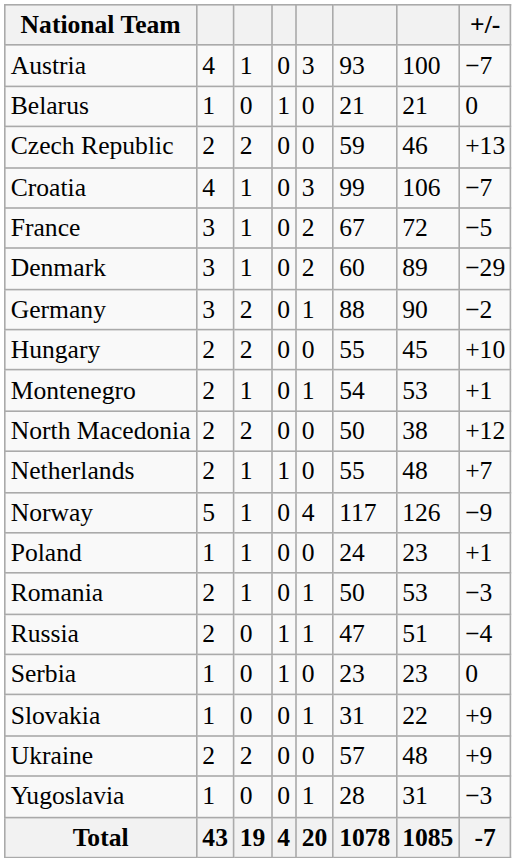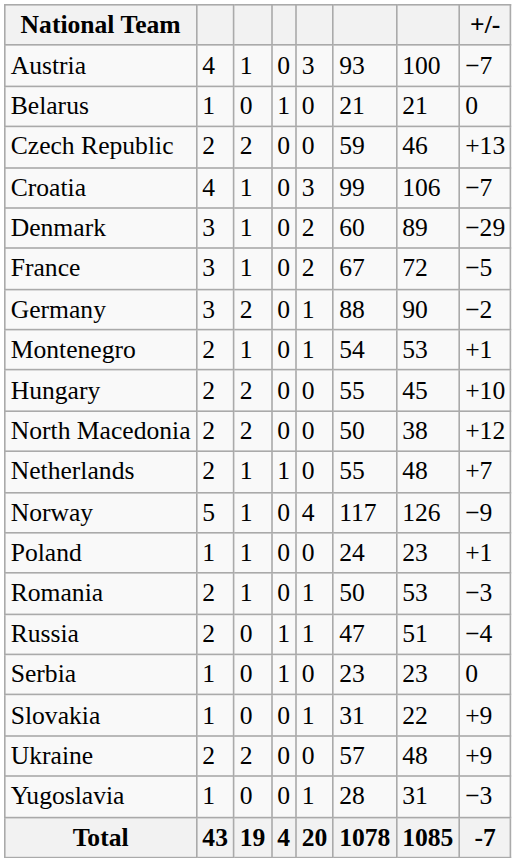rows swapped: (58, 268) <-> (46, 227)
rows swapped: (55, 349) <-> (73, 390)
